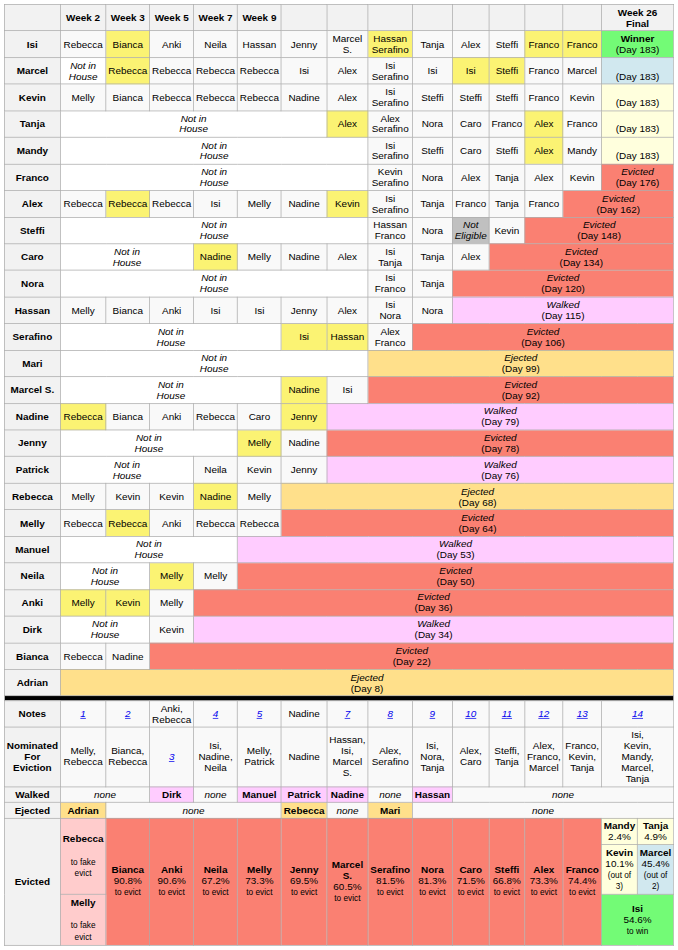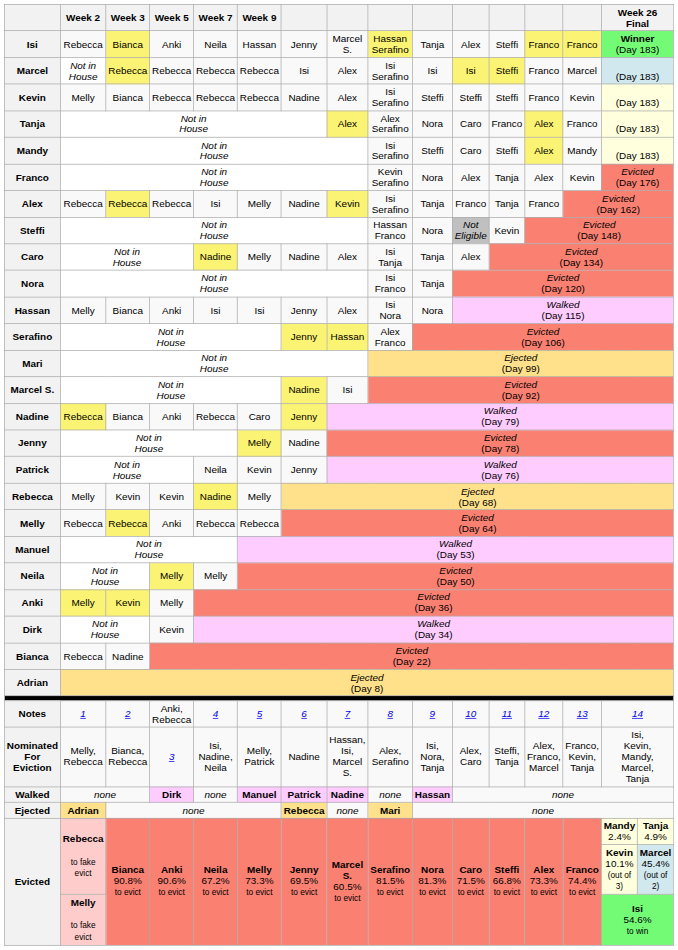(304, 336) Isi -> (304, 336) Jenny
(304, 714) Nadine -> (304, 714) 6
